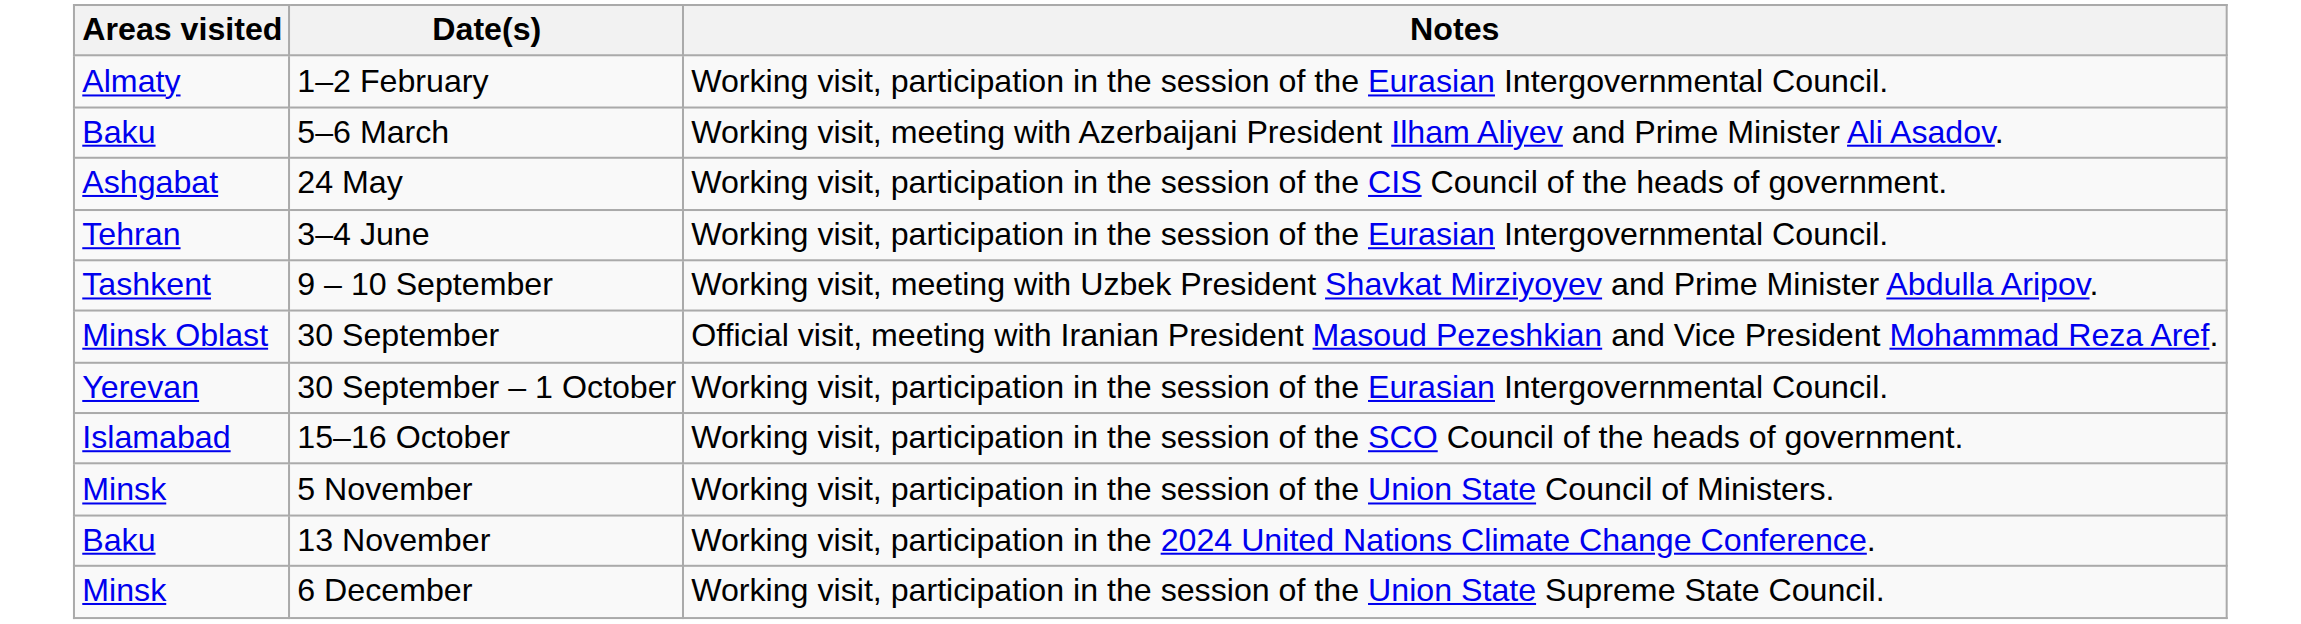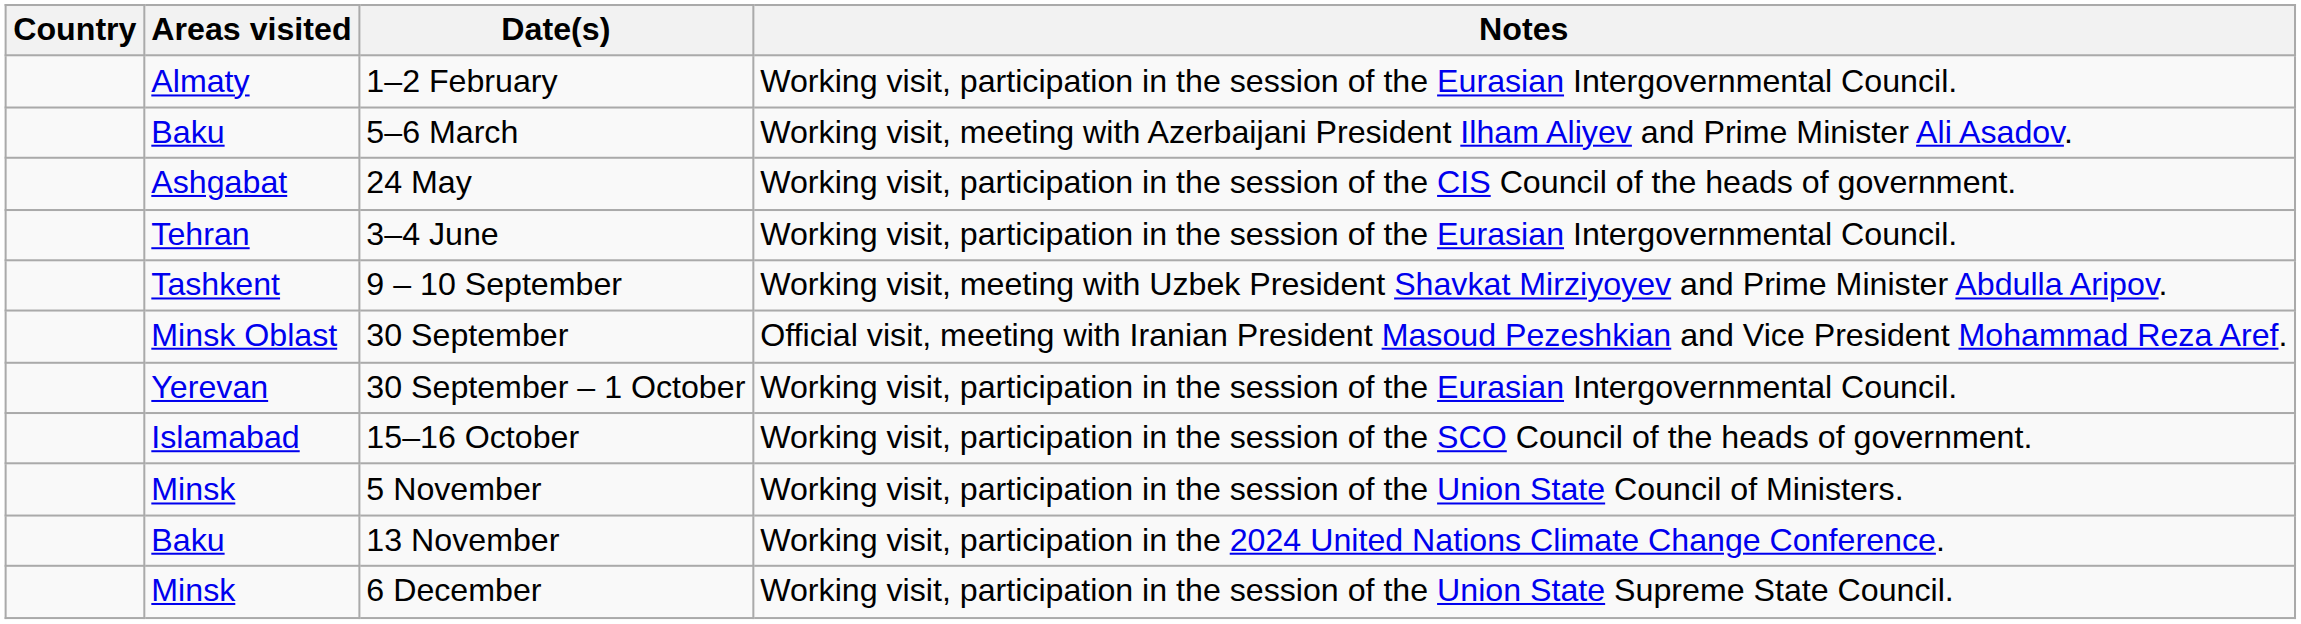+ column: (75, 30)
